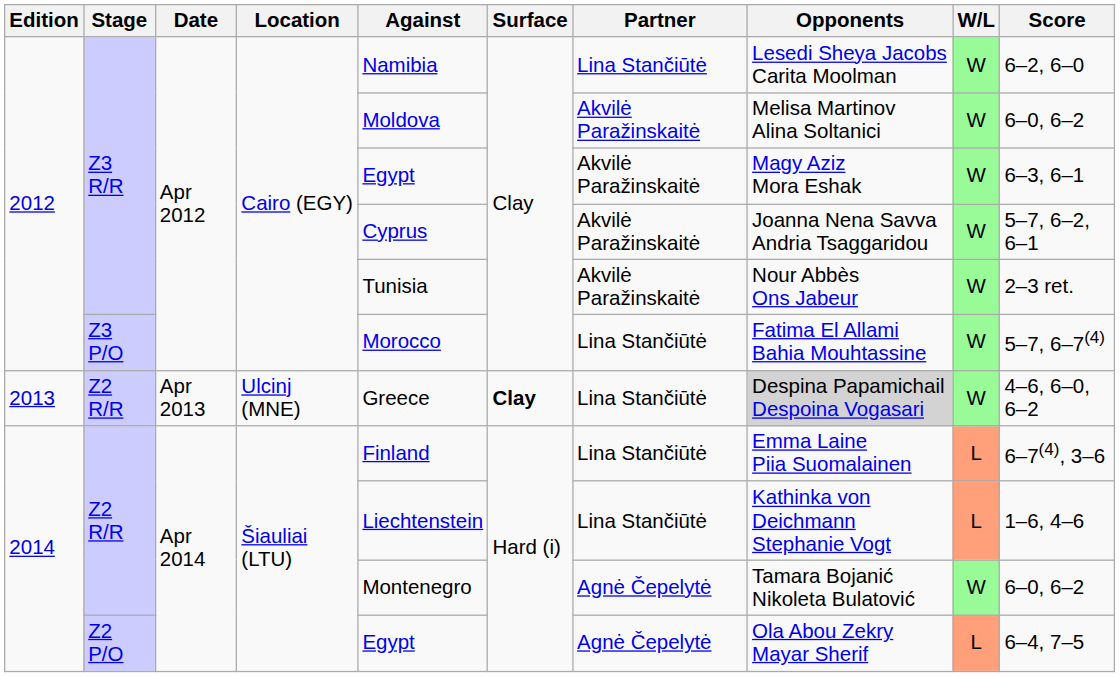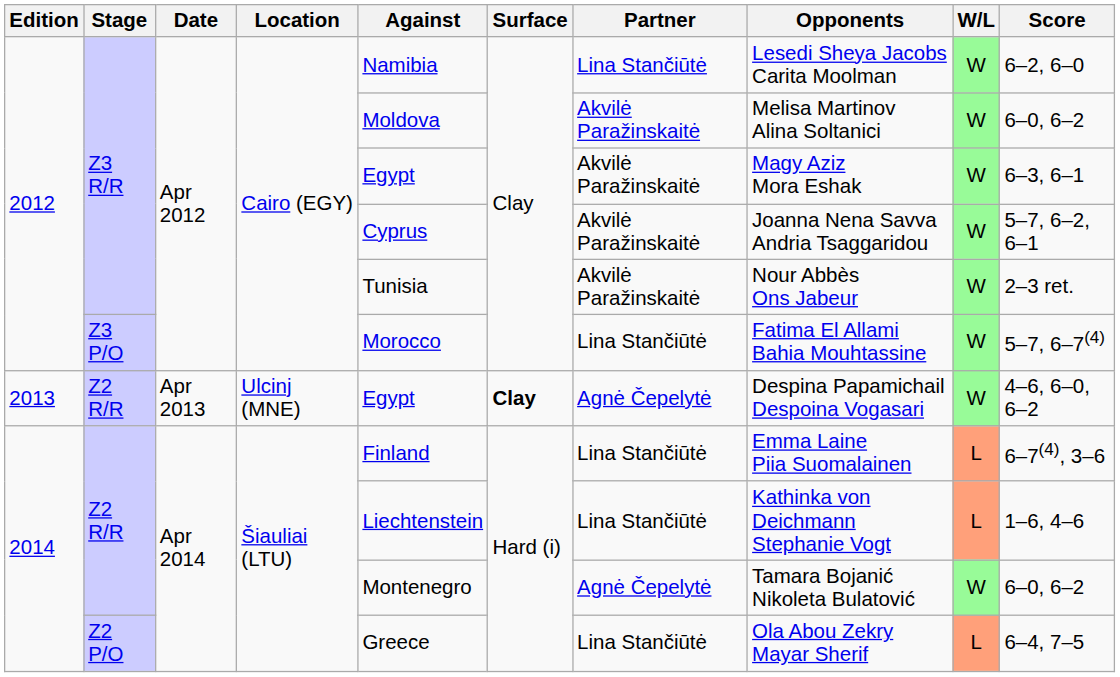(396, 397) Greece -> (389, 397) Egypt
(642, 397) Lina Stančiūtė -> (644, 397) Agnė Čepelytė
(848, 397) lightgrey background -> (848, 397) no background
(389, 642) Egypt -> (396, 642) Greece
(644, 642) Agnė Čepelytė -> (642, 642) Lina Stančiūtė
